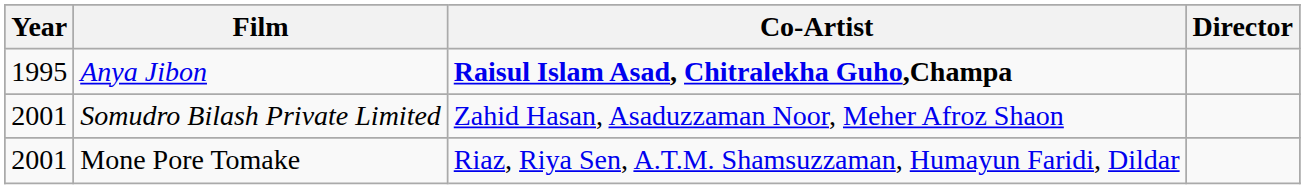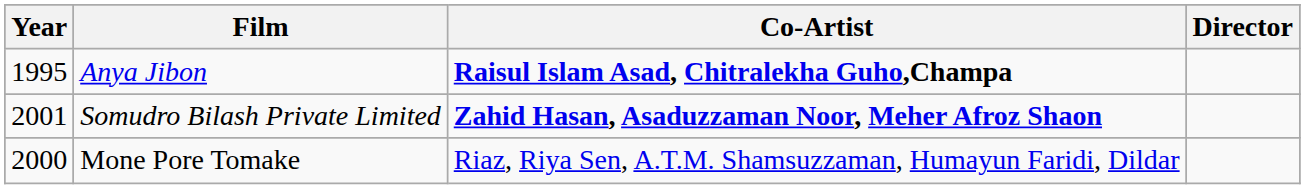(759, 115) normal -> (778, 115) bold
(39, 159) 2001 -> (39, 159) 2000
